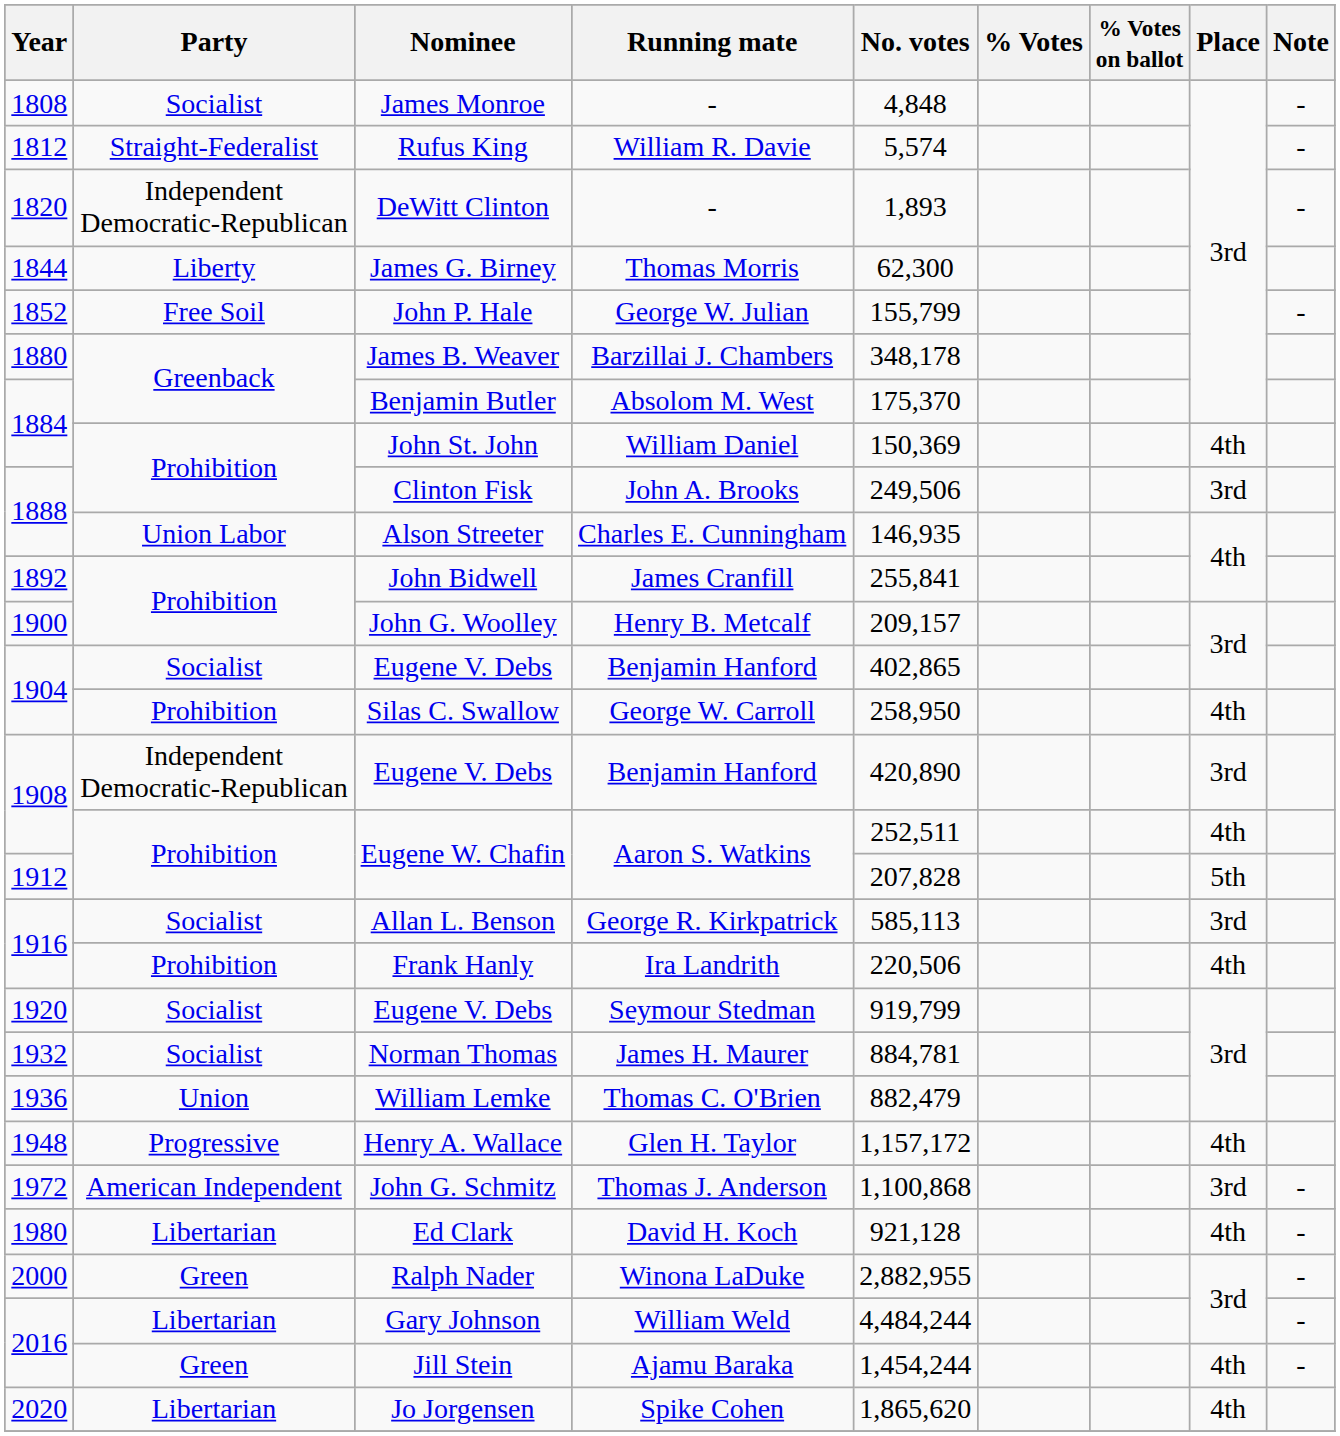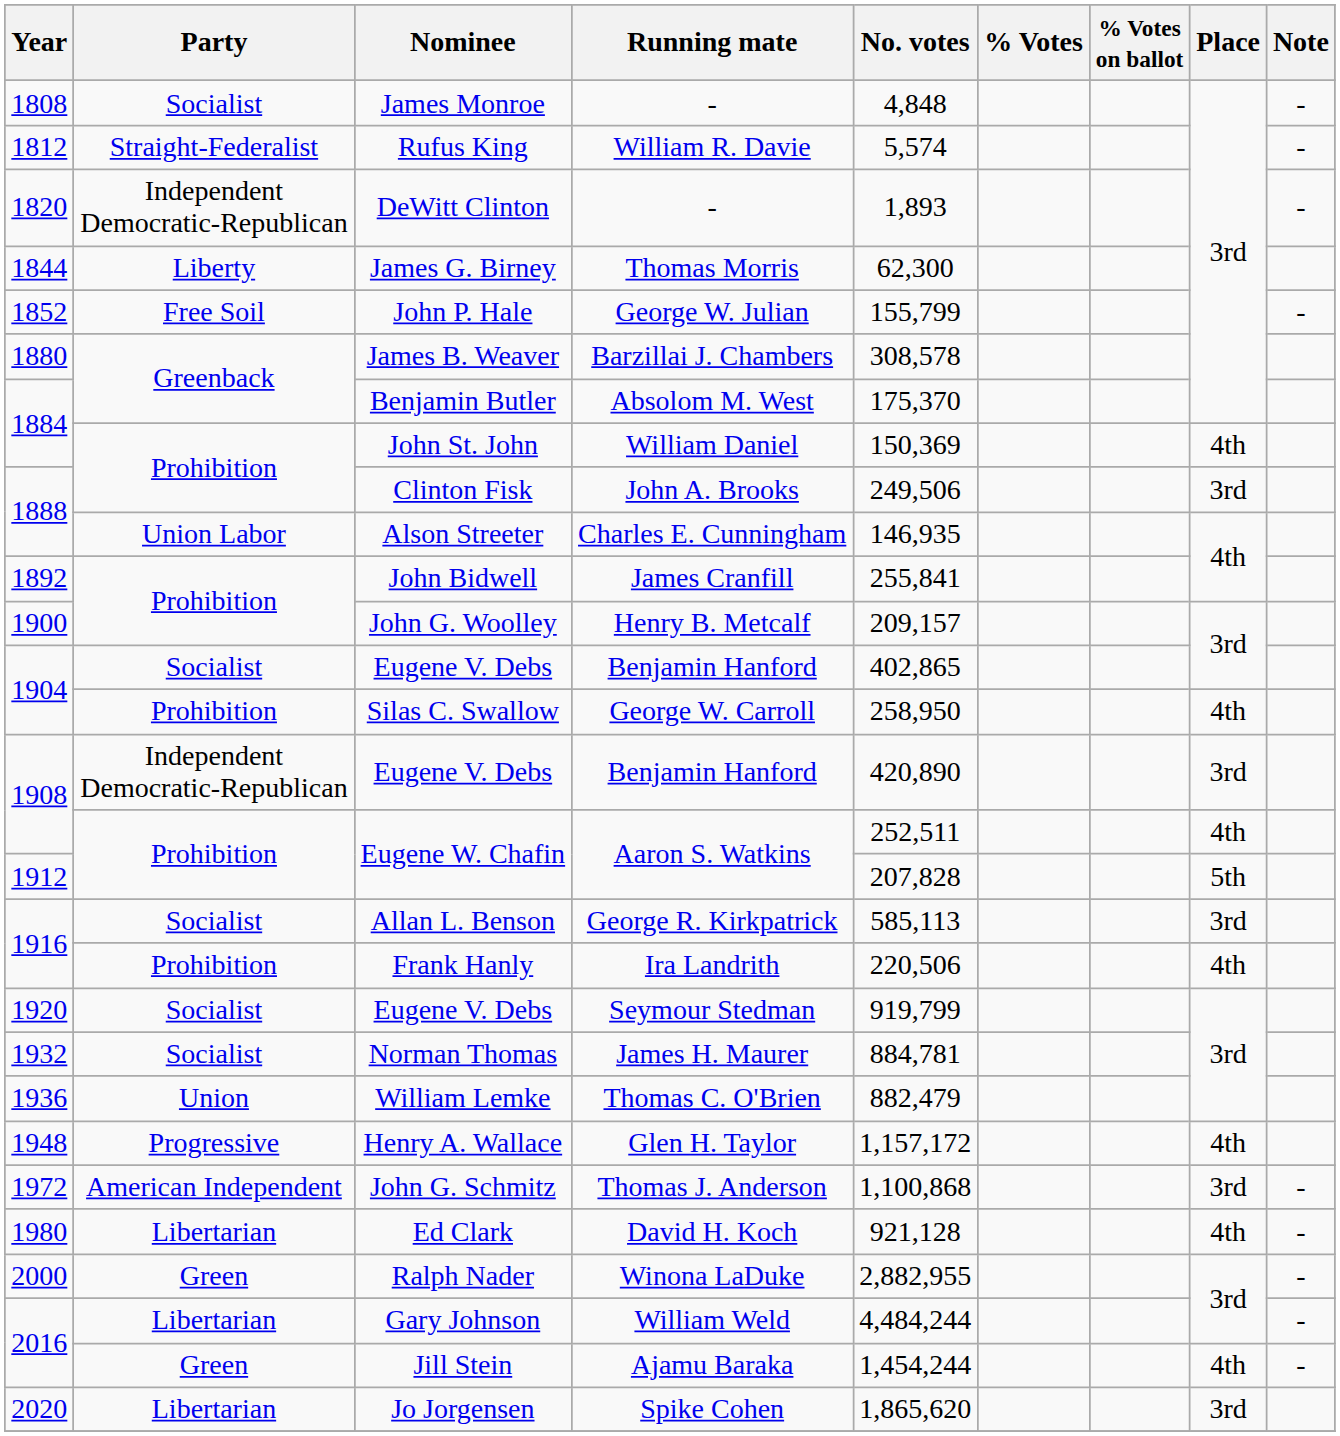(915, 356) 348,178 -> (915, 356) 308,578
(1228, 1408) 4th -> (1228, 1408) 3rd
